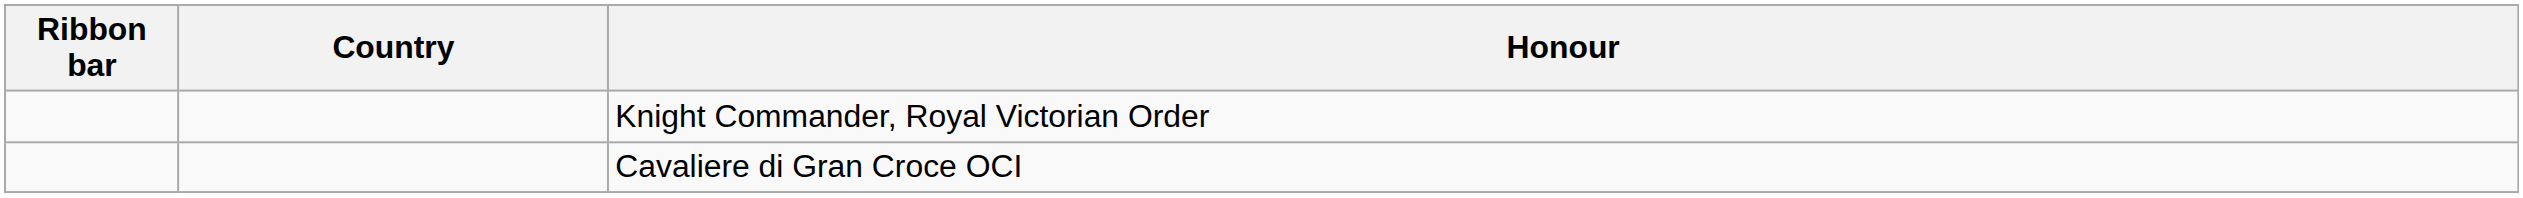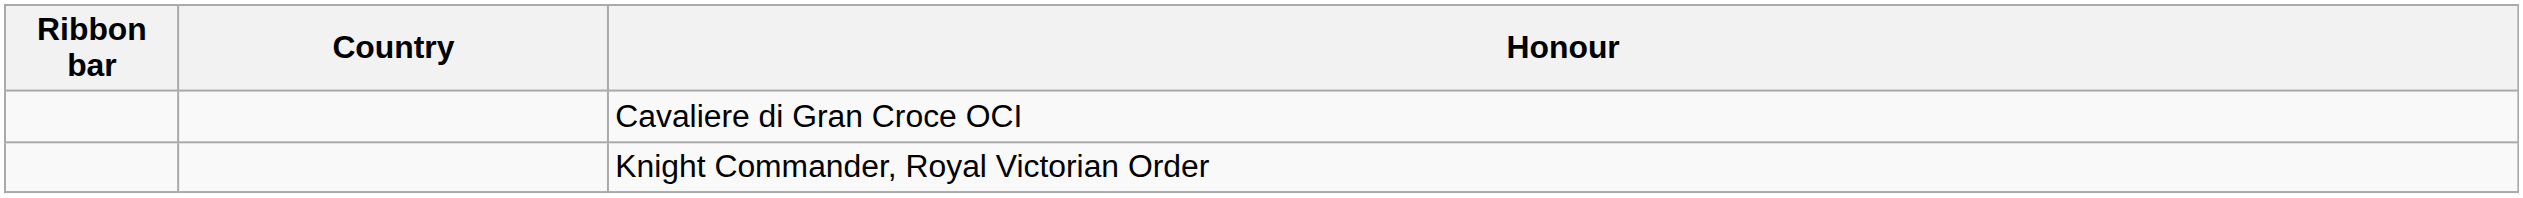rows swapped: (819, 166) <-> (912, 116)
